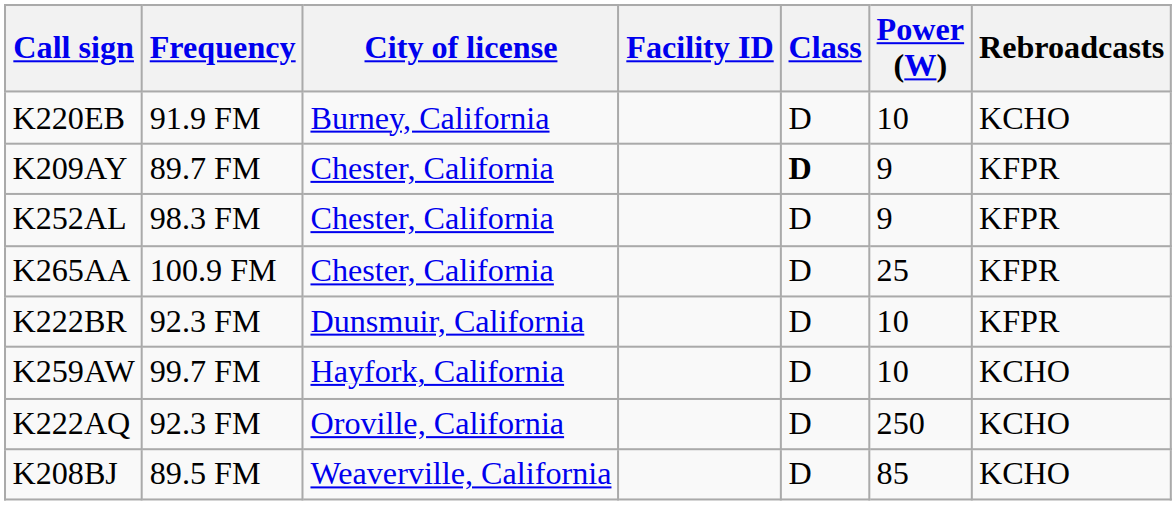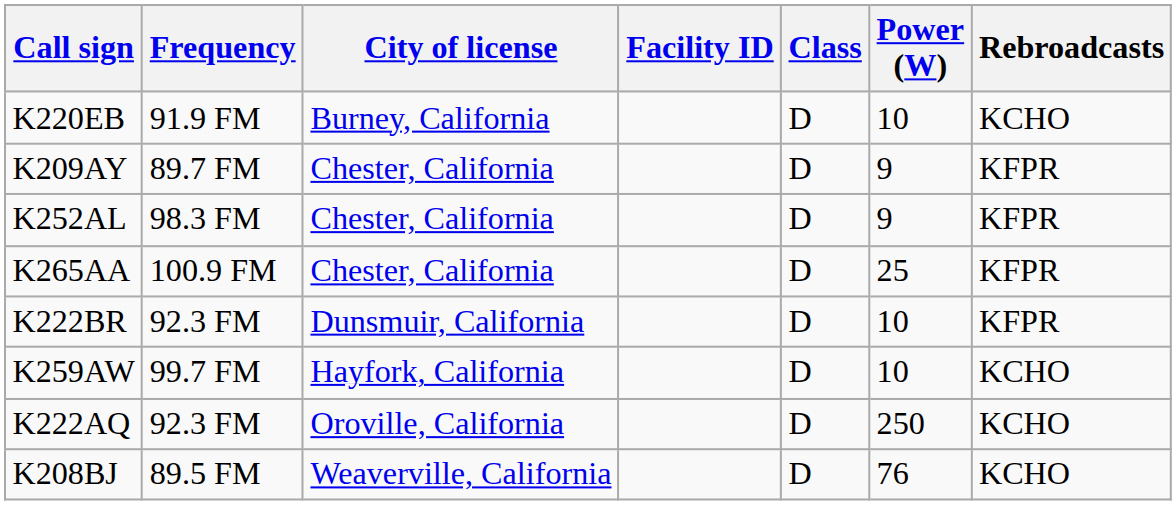(800, 168) bold -> (800, 168) normal
(893, 474) 85 -> (893, 474) 76
